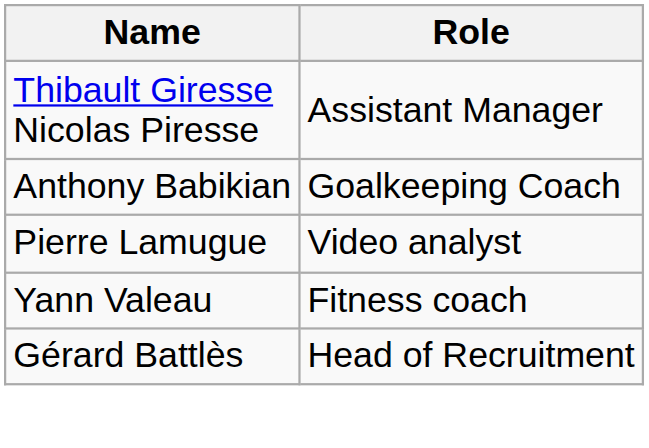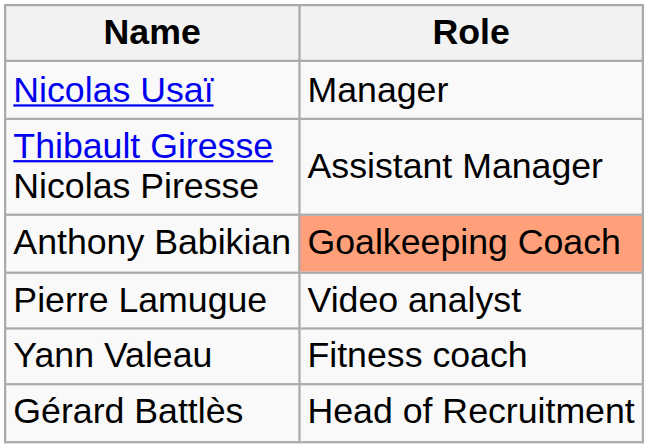+ row: (113, 89)
(464, 186) no background -> (464, 242) lightsalmon background
